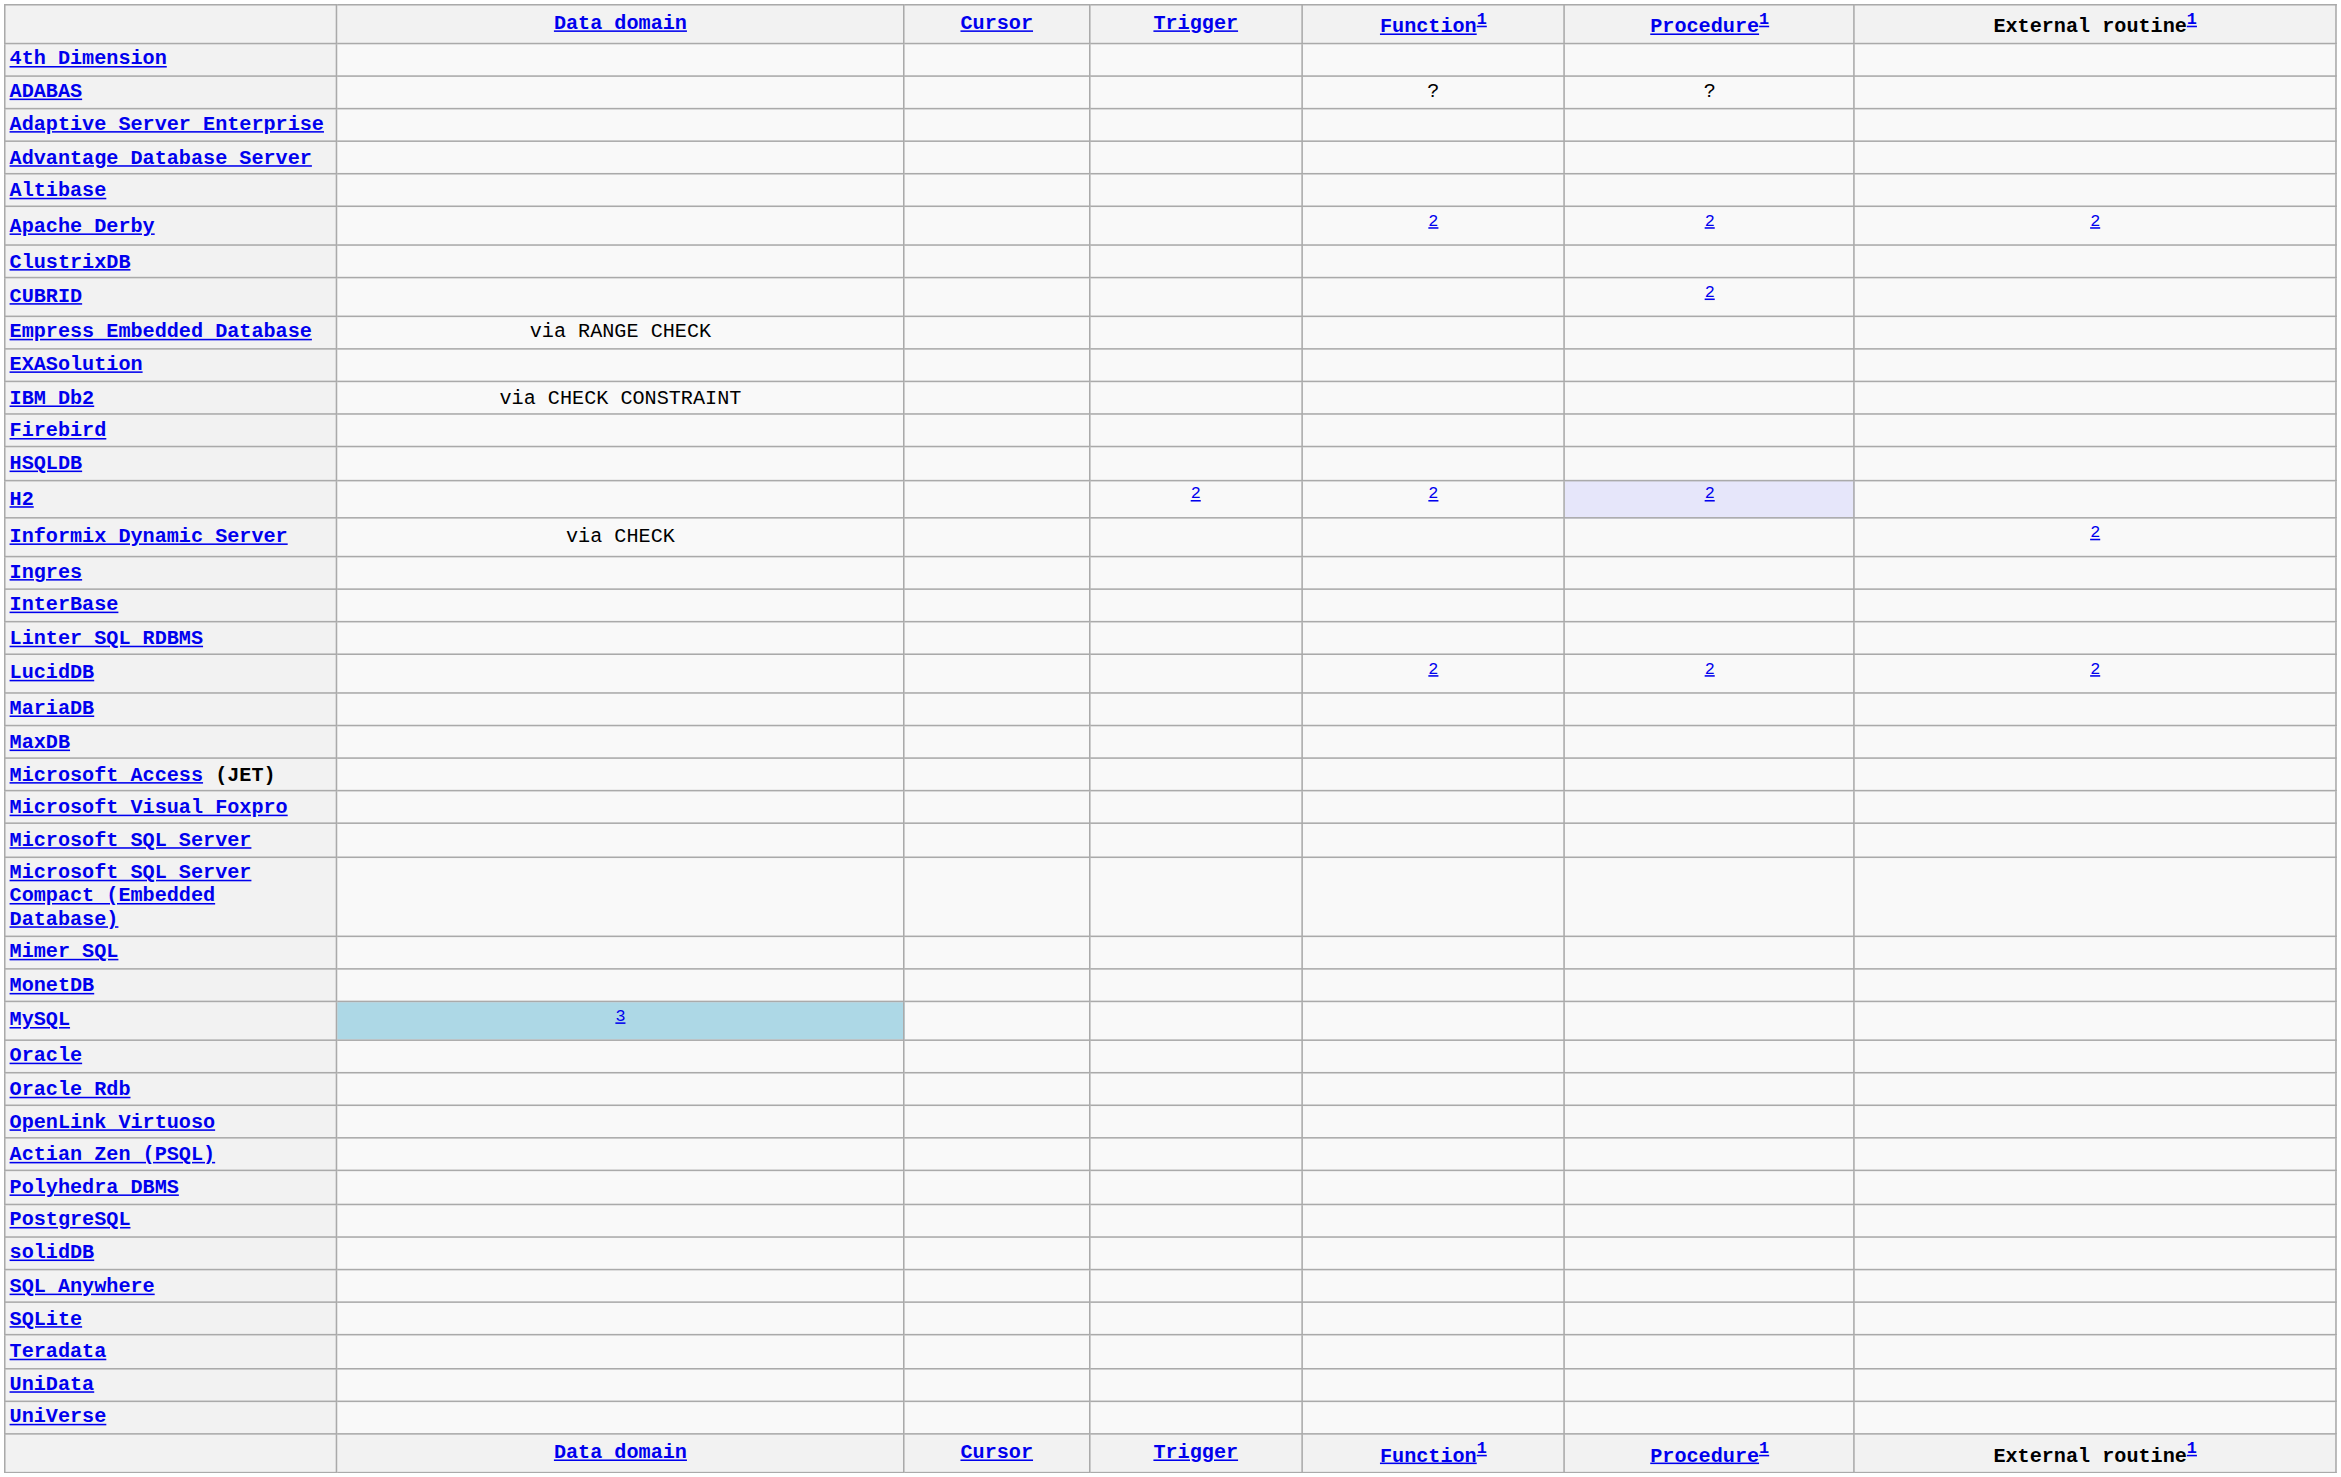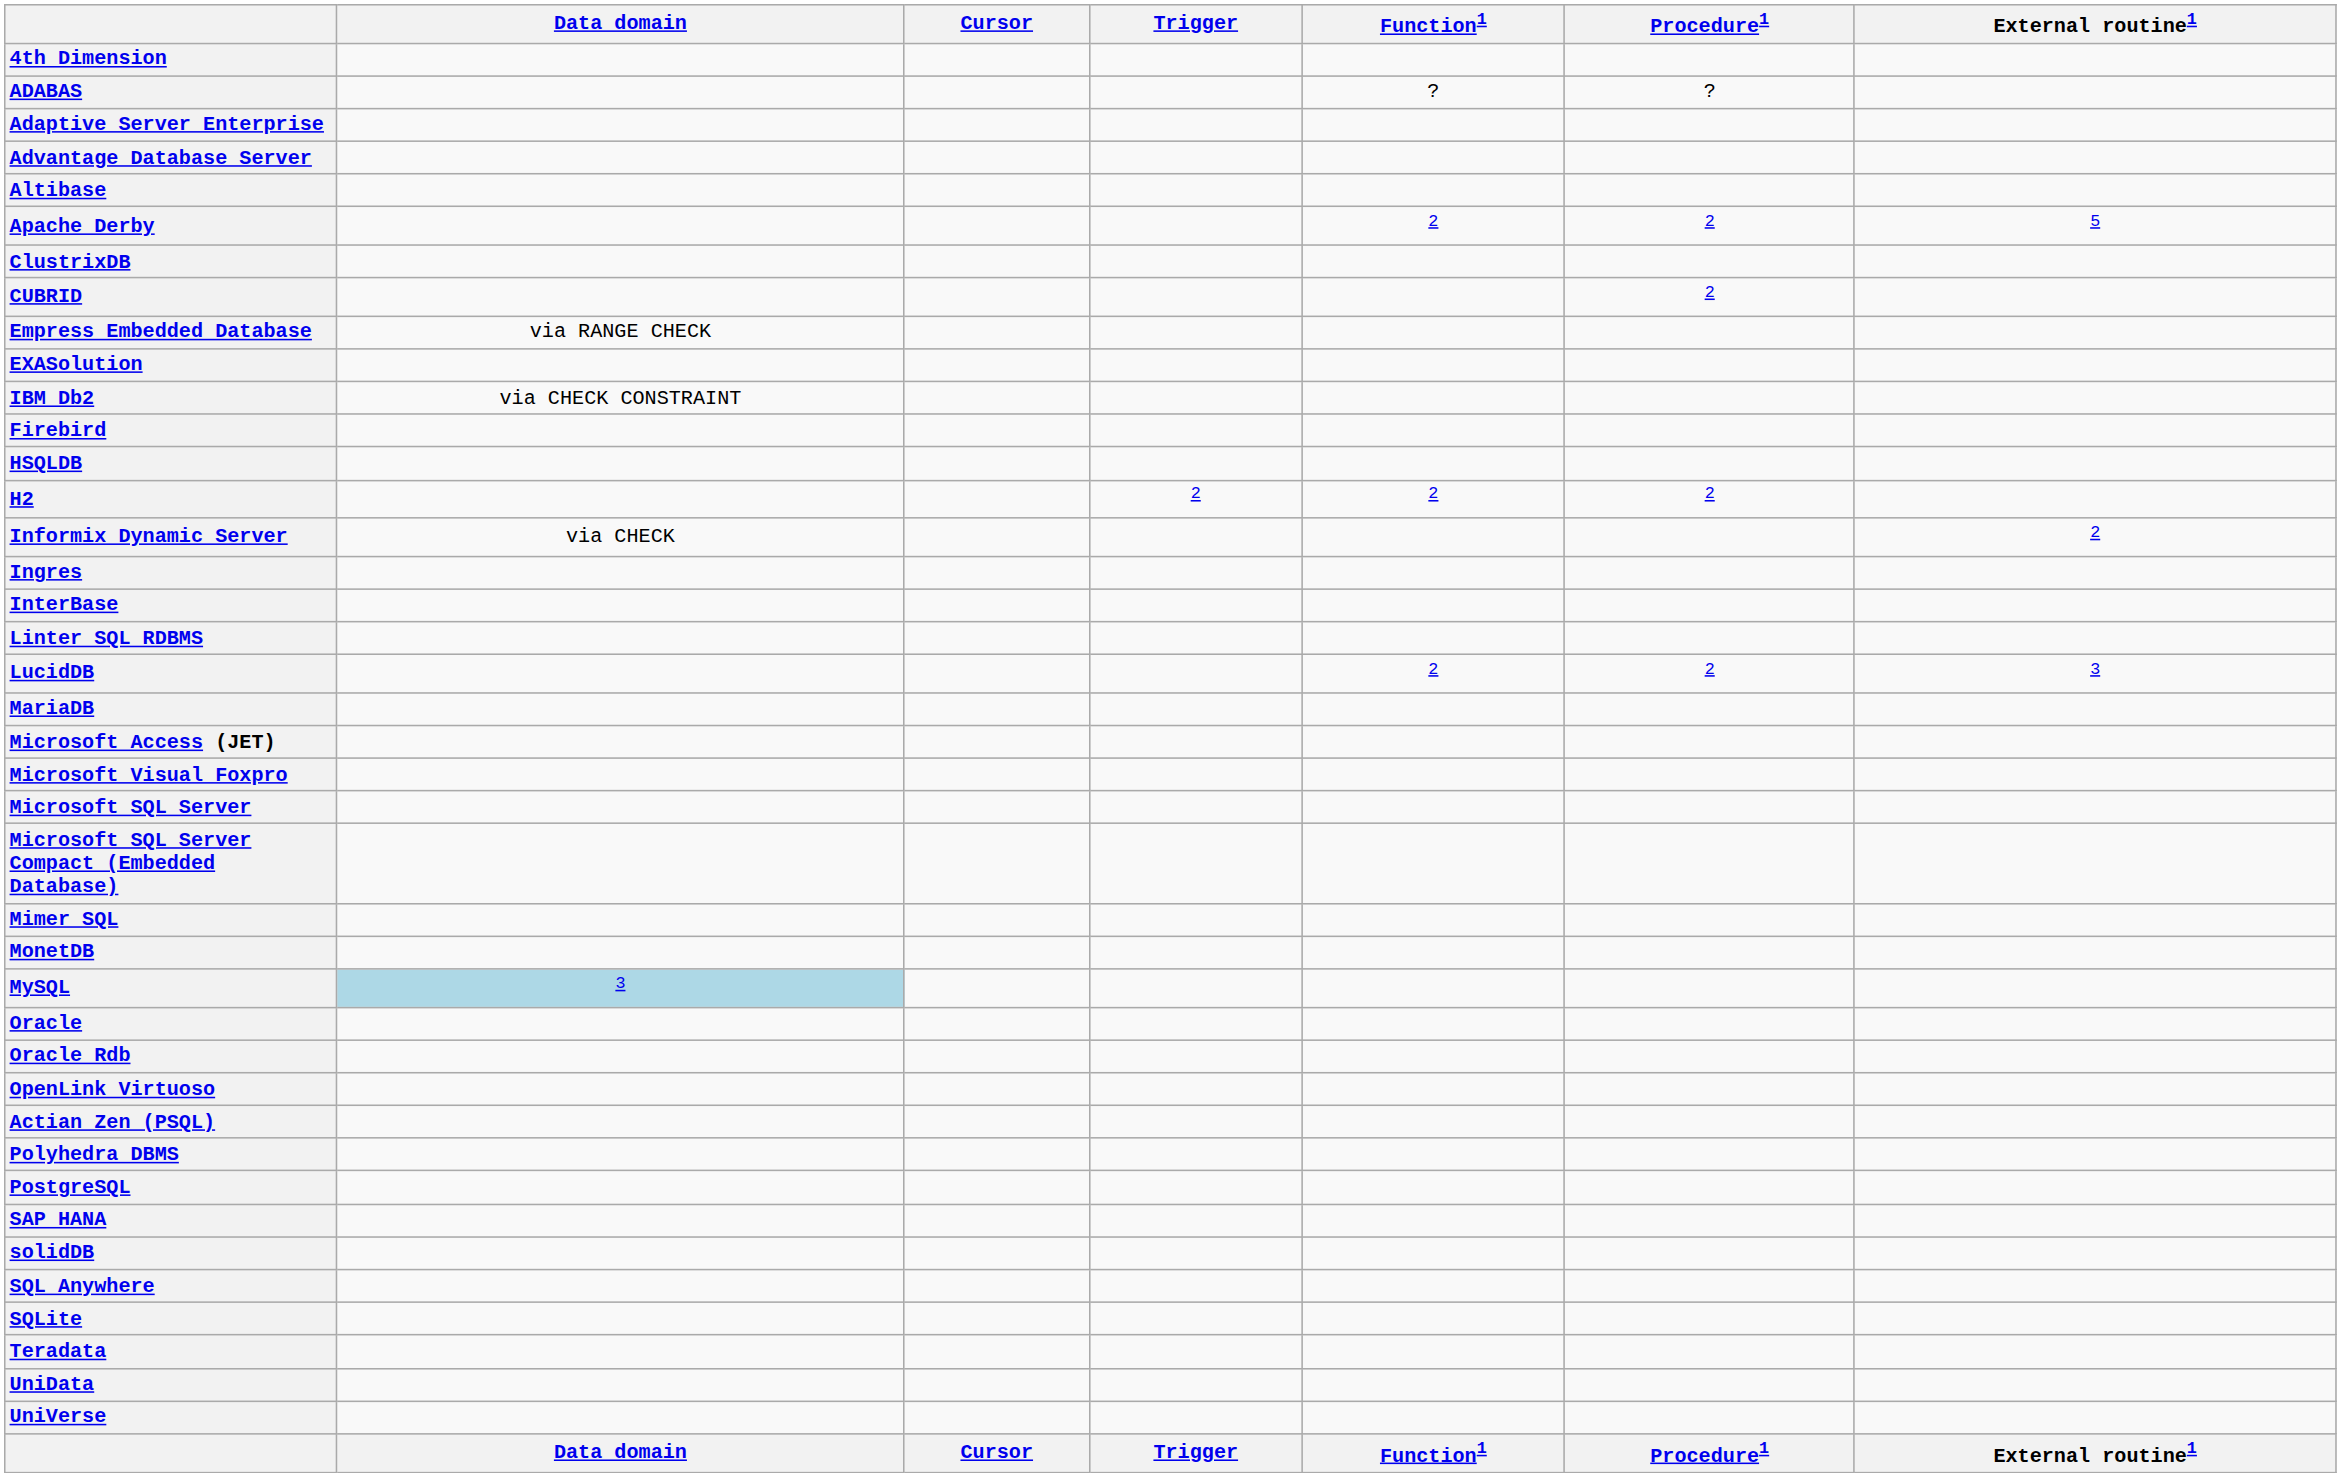(2095, 221) 2 -> (2095, 221) 5
(1710, 494) lavender background -> (1710, 494) no background
(2095, 669) 2 -> (2095, 669) 3
- row: (40, 742)
+ row: (58, 1220)
